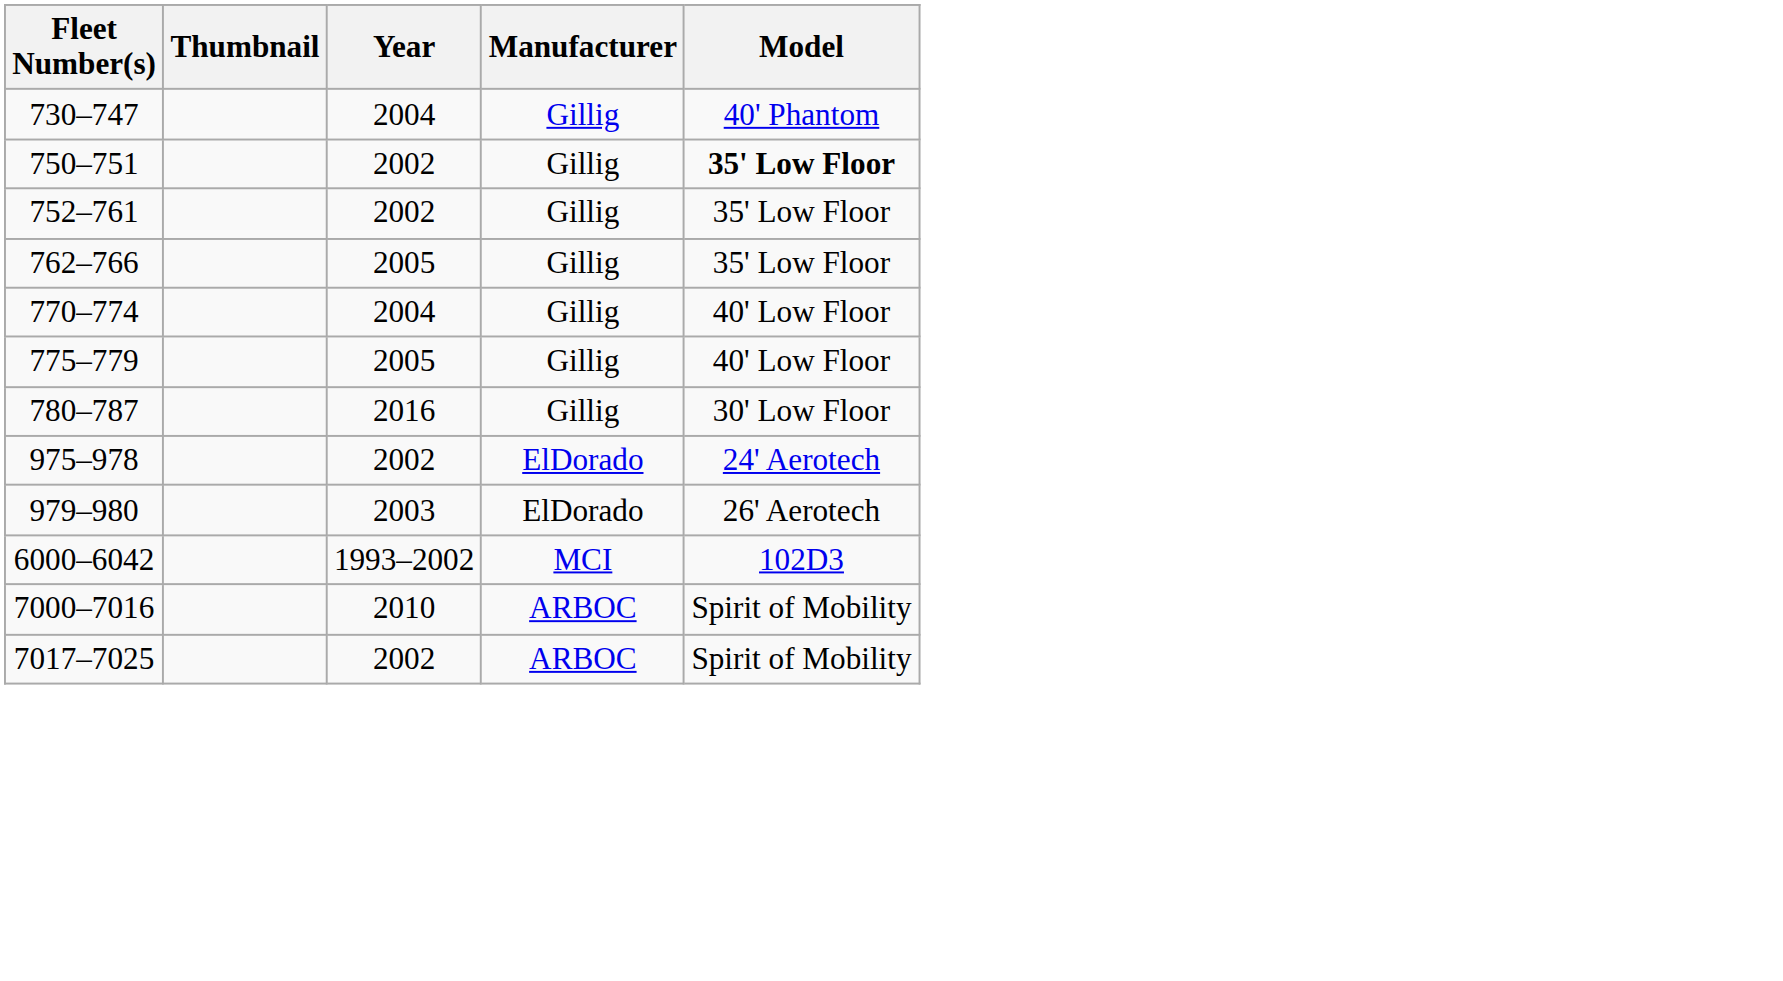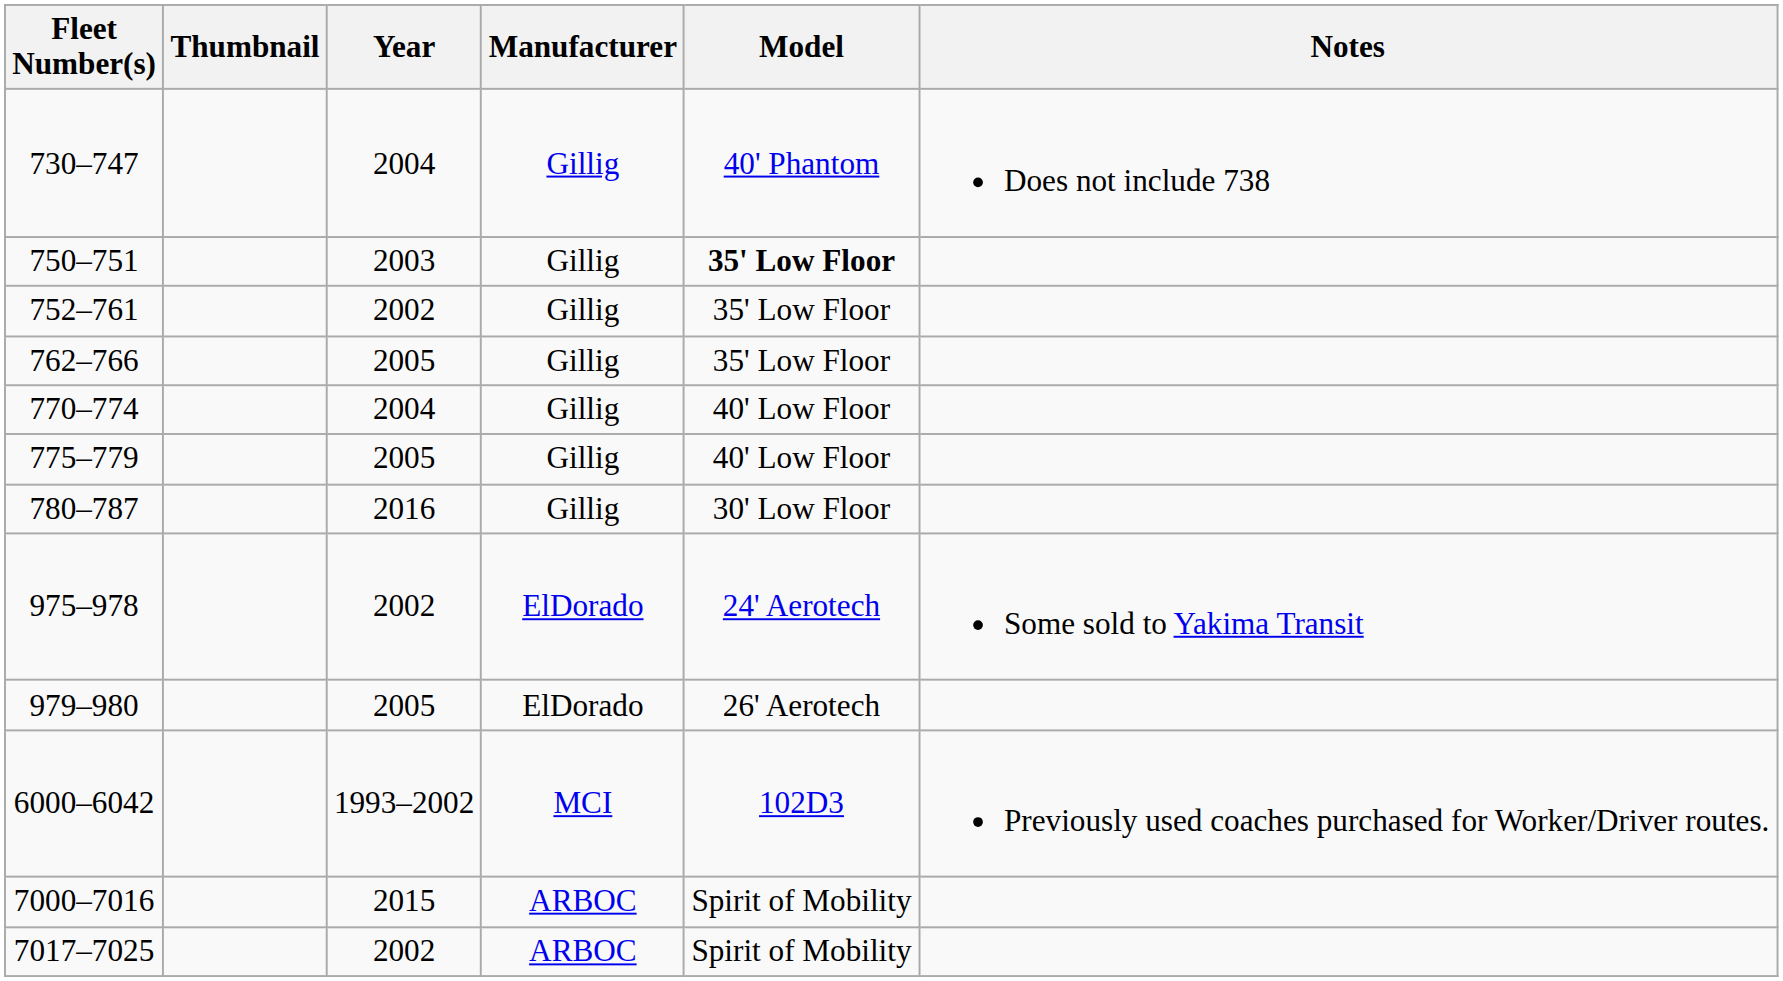+ column: (1348, 46)
(404, 163) 2002 -> (404, 260) 2003
(404, 509) 2003 -> (404, 704) 2005
(404, 608) 2010 -> (404, 901) 2015
